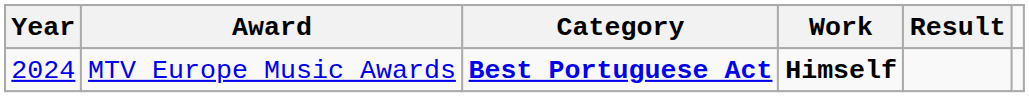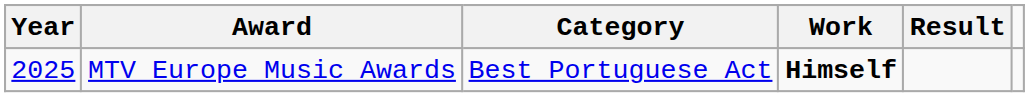(43, 70) 2024 -> (43, 70) 2025
(621, 70) bold -> (621, 70) normal
